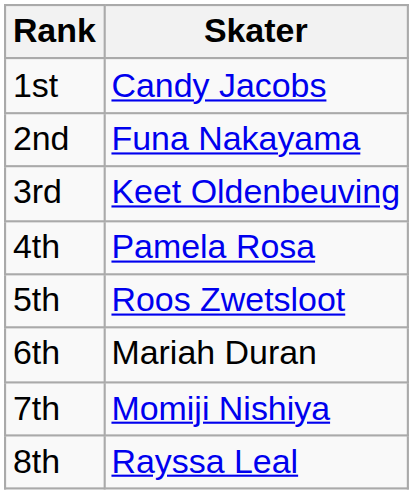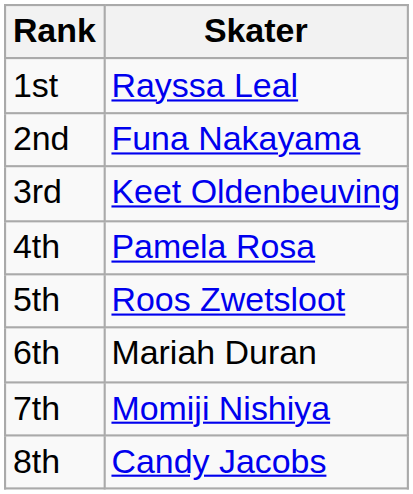(219, 85) Candy Jacobs -> (205, 85) Rayssa Leal
(205, 461) Rayssa Leal -> (219, 461) Candy Jacobs
